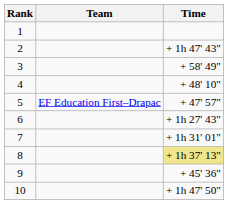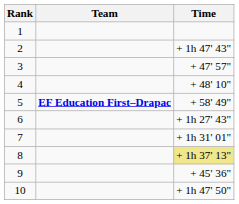(200, 66) + 58' 49" -> (211, 66) + 47' 57"
(100, 102) normal -> (105, 102) bold
(200, 102) + 47' 57" -> (211, 102) + 58' 49"
